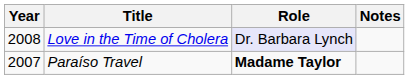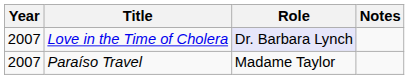(24, 39) 2008 -> (24, 39) 2007
(288, 62) bold -> (285, 62) normal
